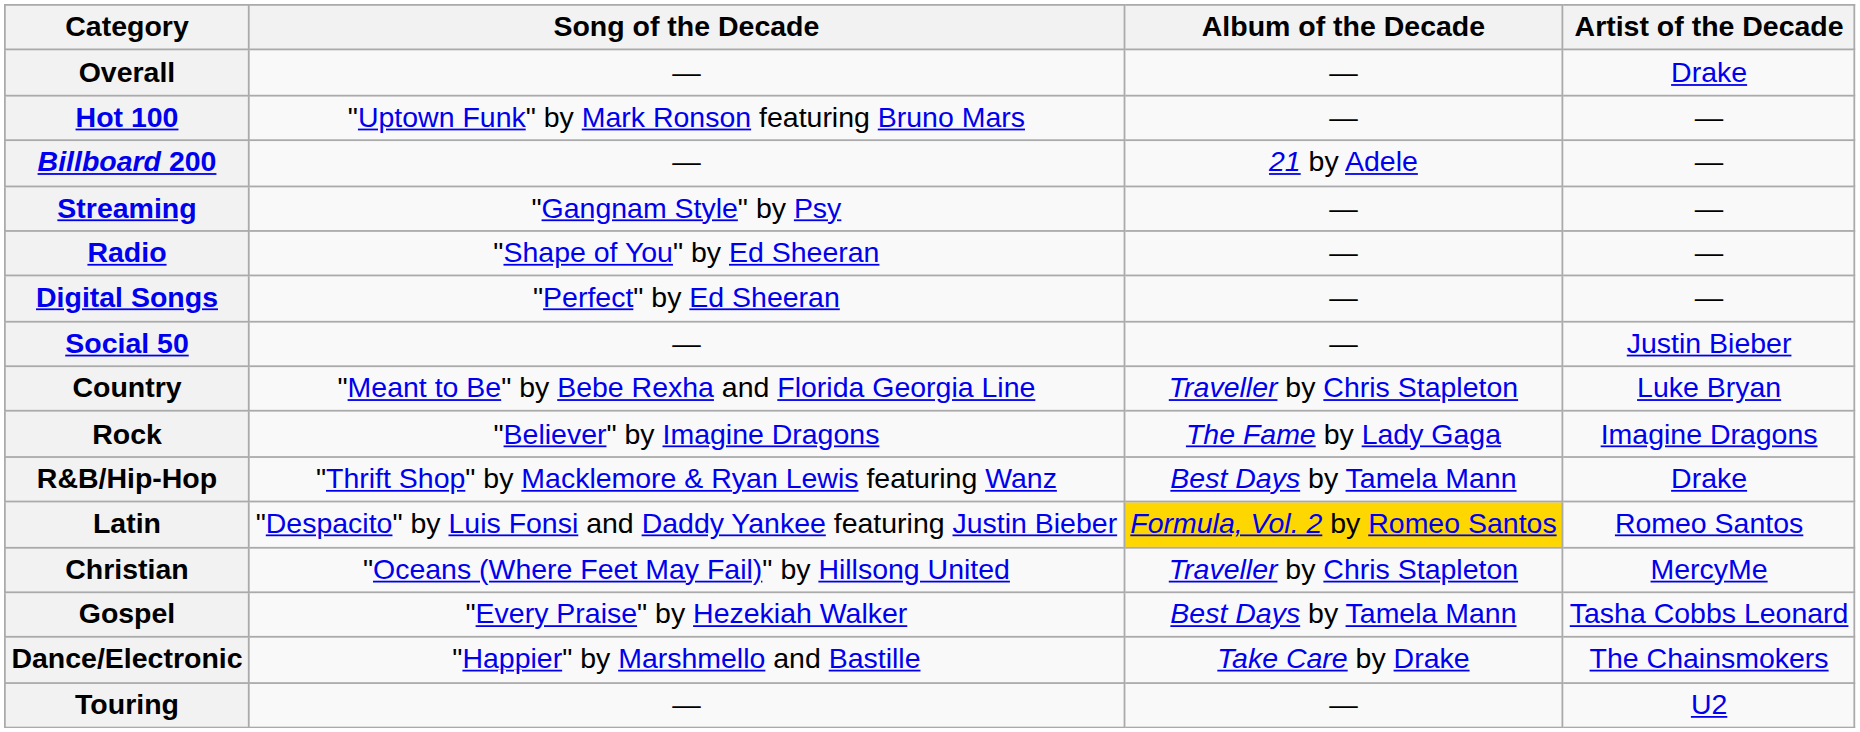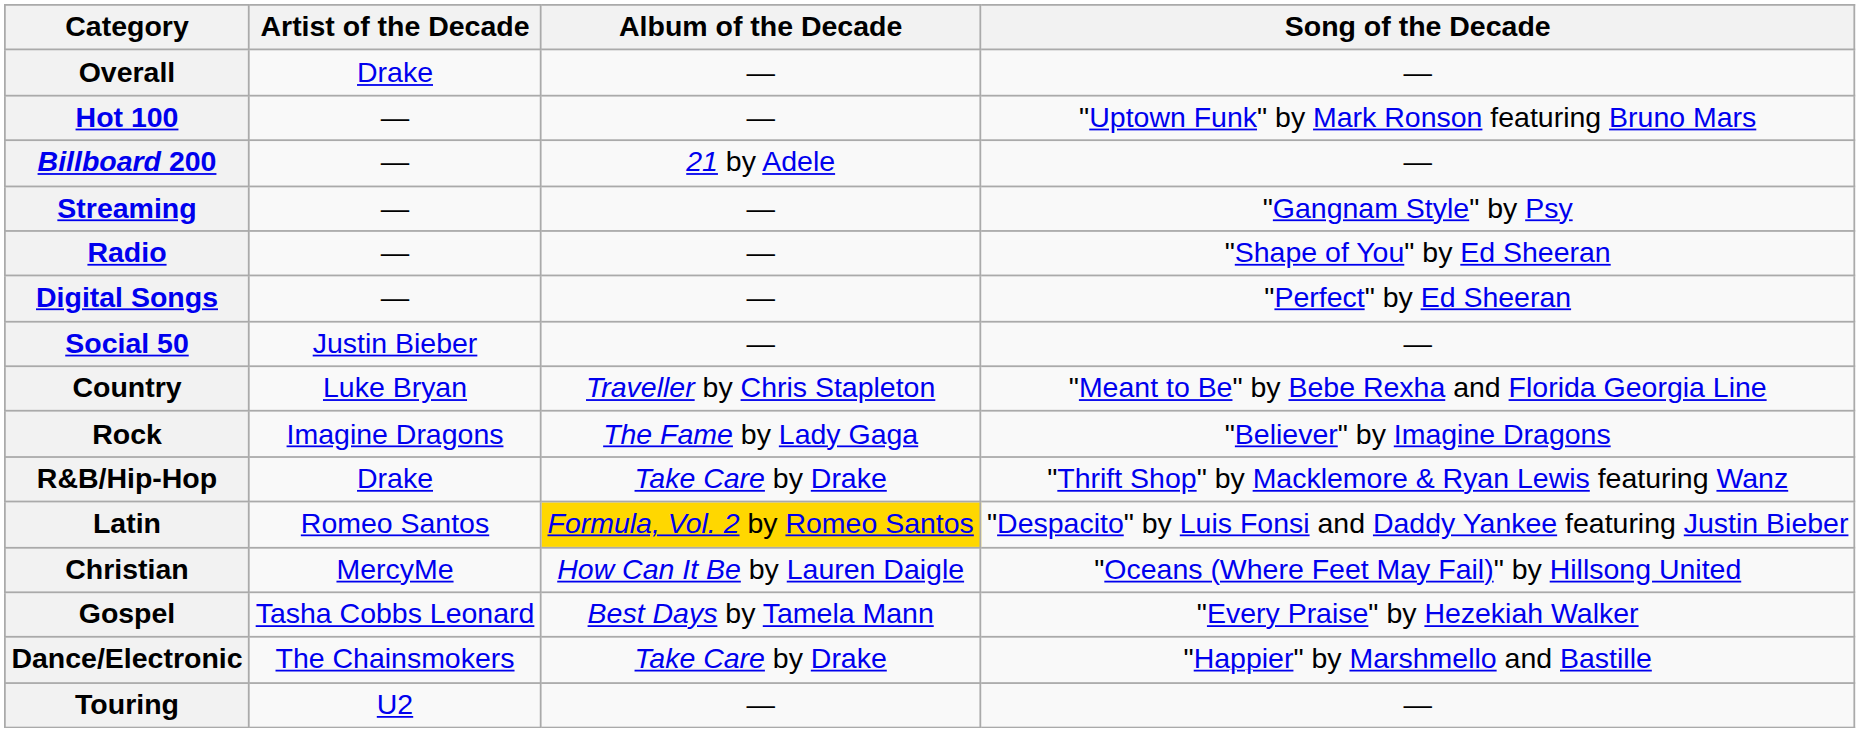columns swapped: (1709, 27) <-> (686, 27)
(1343, 478) Best Days by Tamela Mann -> (761, 478) Take Care by Drake
(1343, 569) Traveller by Chris Stapleton -> (761, 569) How Can It Be by Lauren Daigle
